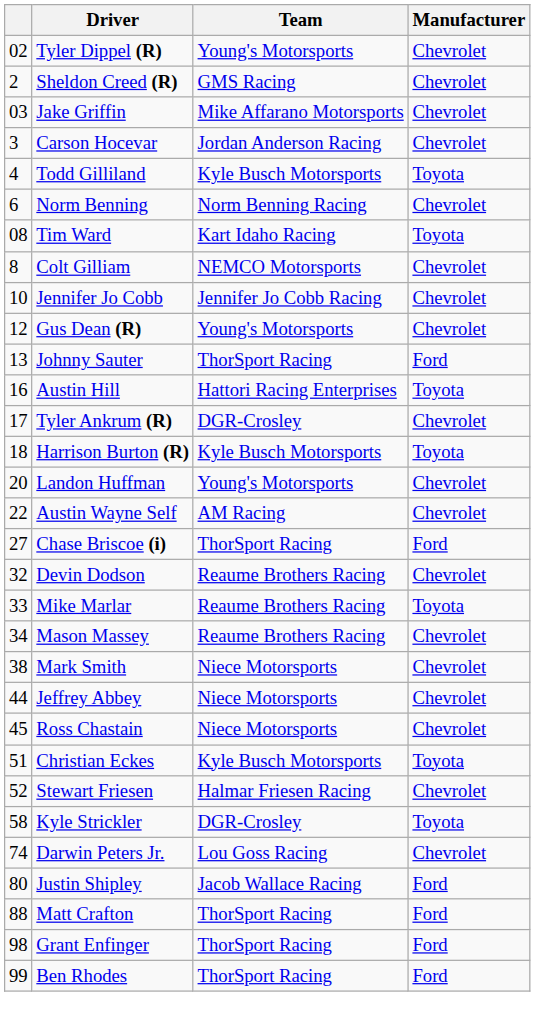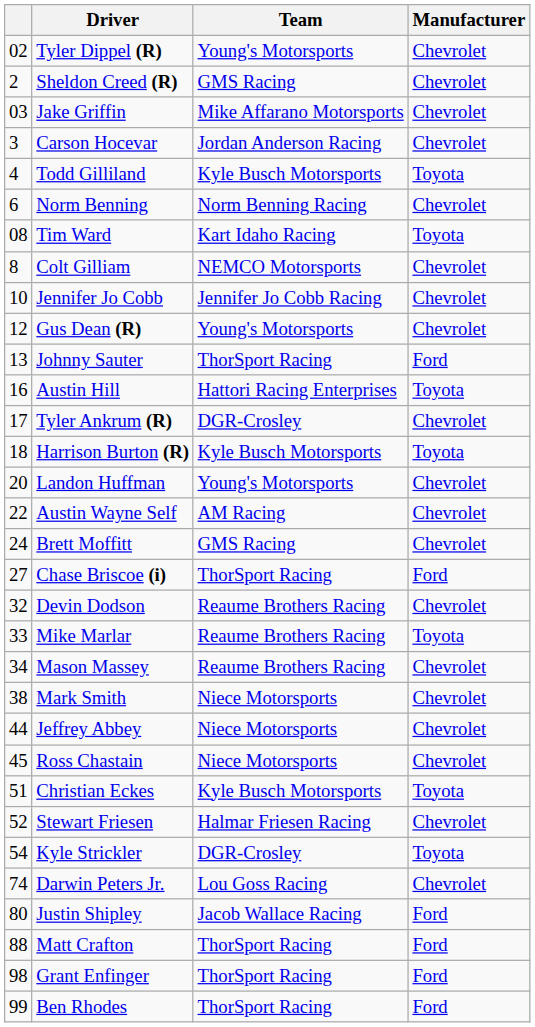+ row: (84, 544)
(18, 821) 58 -> (18, 852) 54
